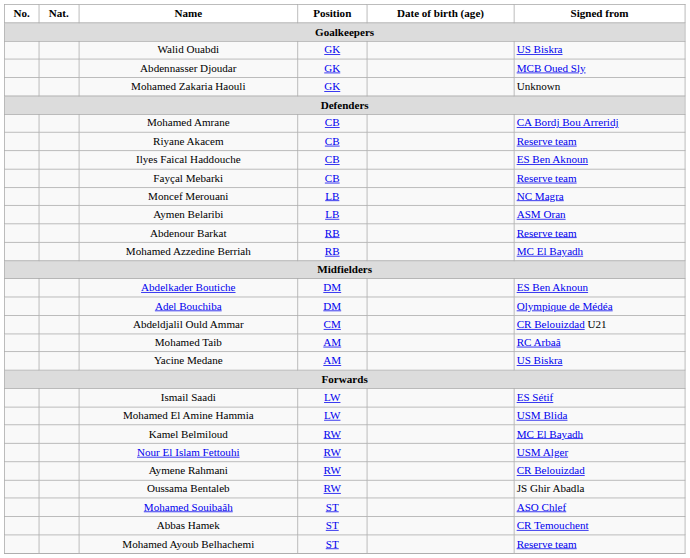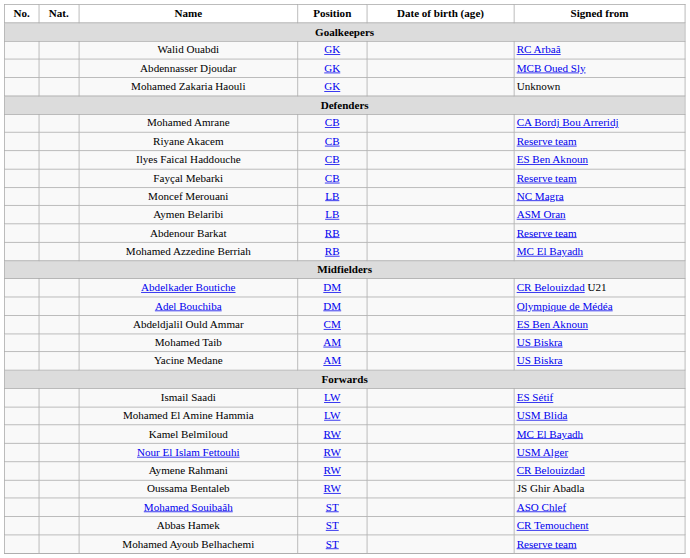(540, 50) US Biskra -> (539, 50) RC Arbaâ
(552, 288) ES Ben Aknoun -> (562, 288) CR Belouizdad U21
(562, 324) CR Belouizdad U21 -> (552, 324) ES Ben Aknoun
(539, 343) RC Arbaâ -> (540, 343) US Biskra
